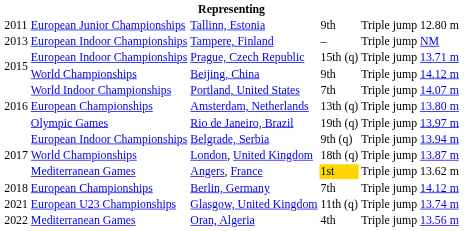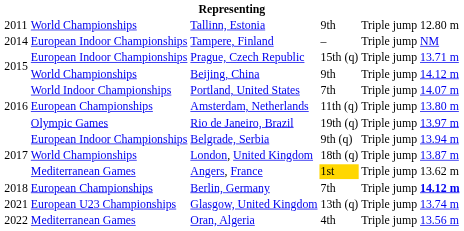(108, 25) European Junior Championships -> (84, 25) World Championships
(16, 41) 2013 -> (16, 41) 2014
(339, 106) 13th (q) -> (339, 106) 11th (q)
(439, 188) normal -> (440, 188) bold
(339, 204) 11th (q) -> (339, 204) 13th (q)
